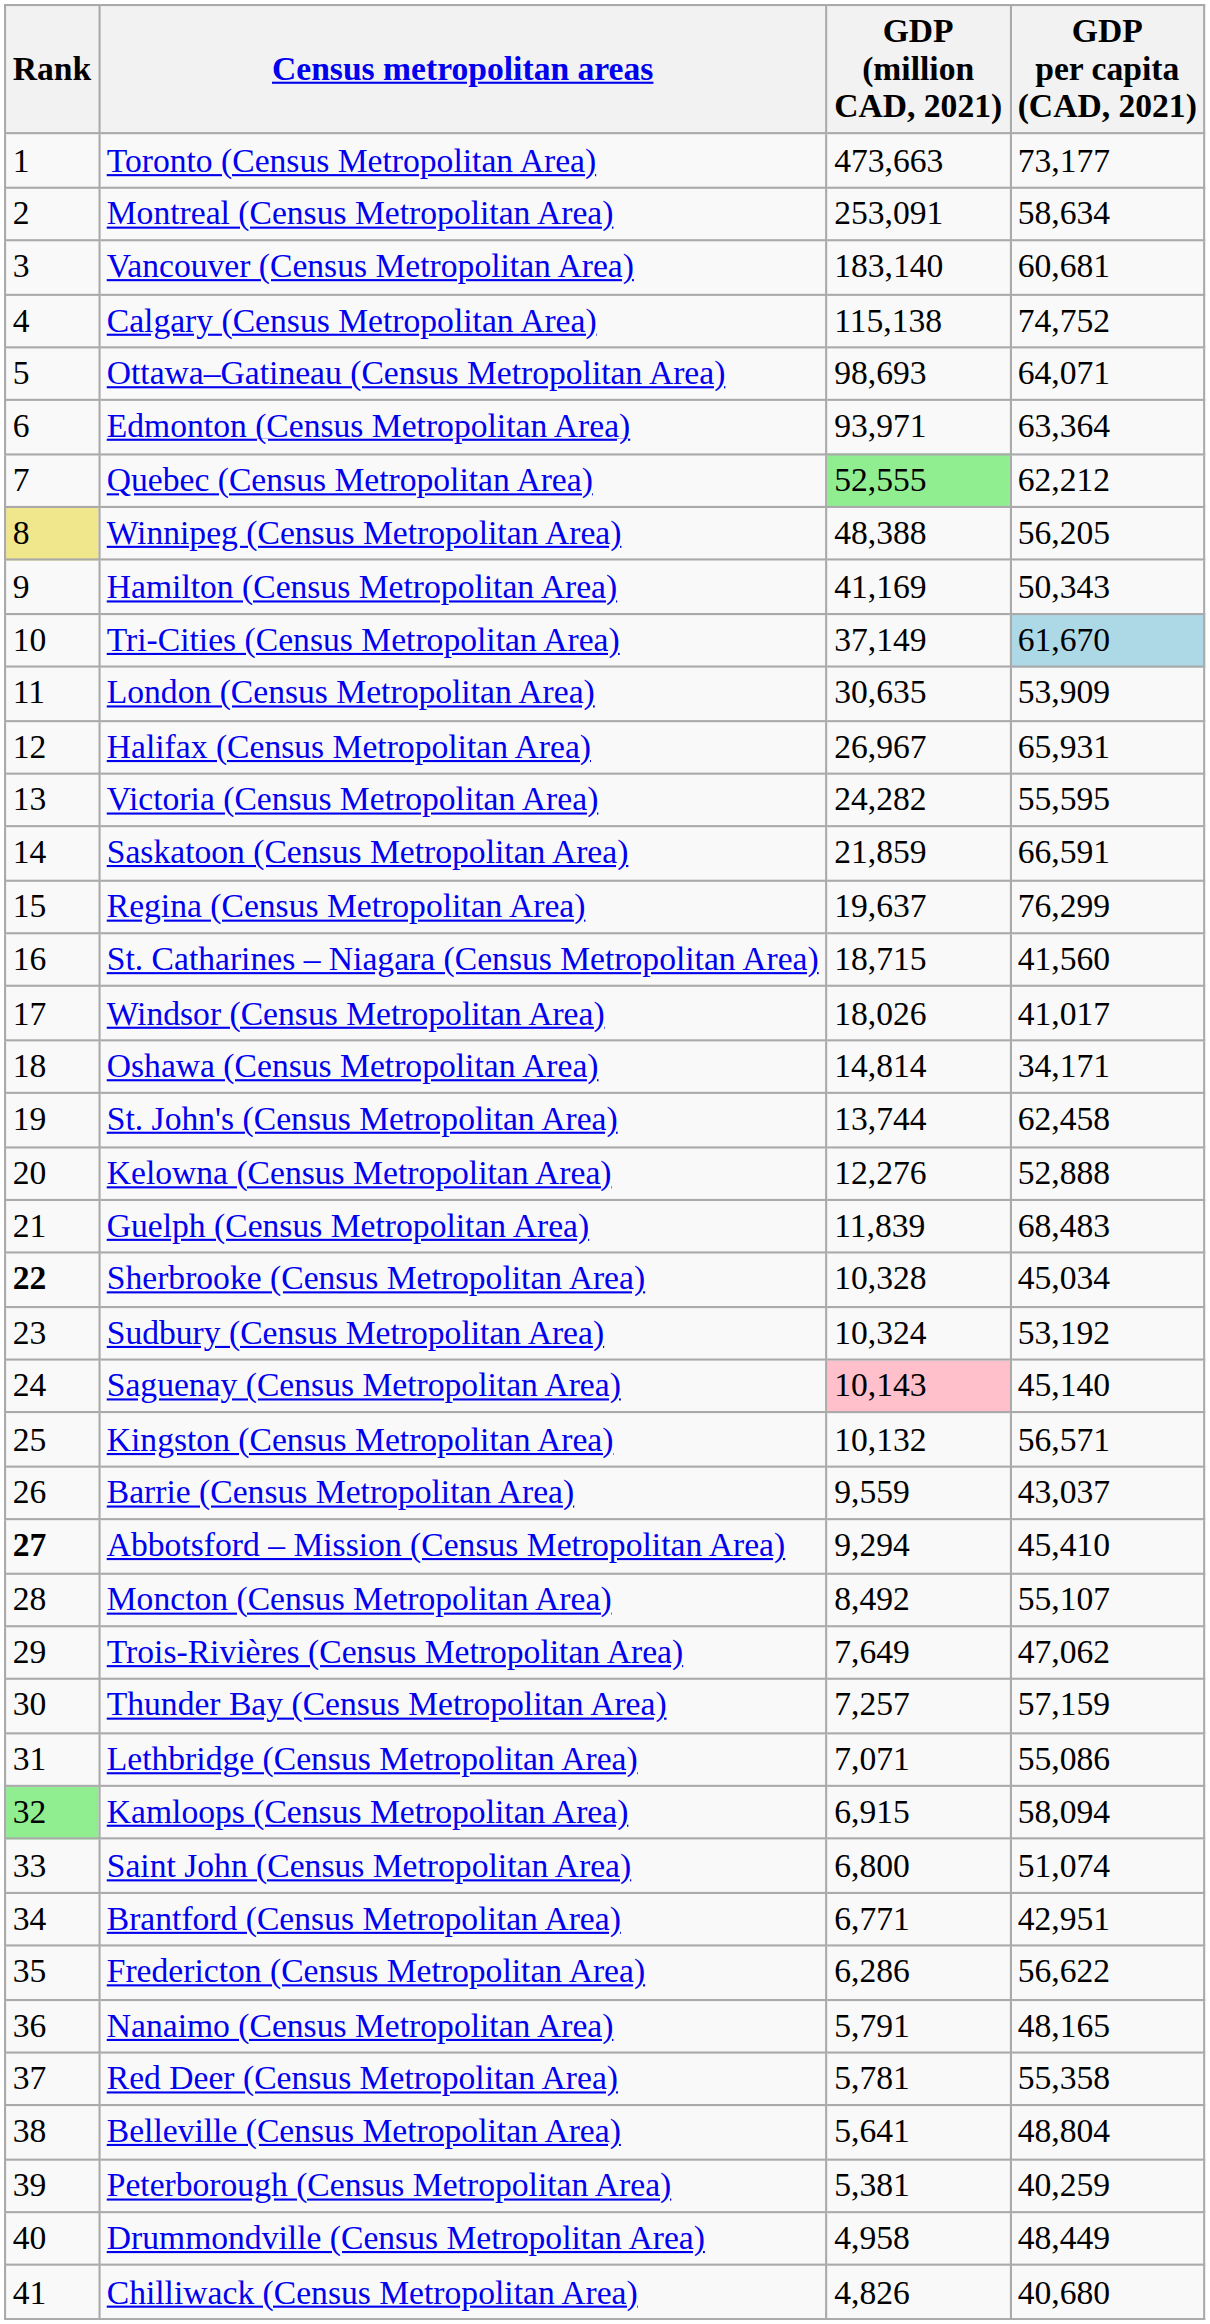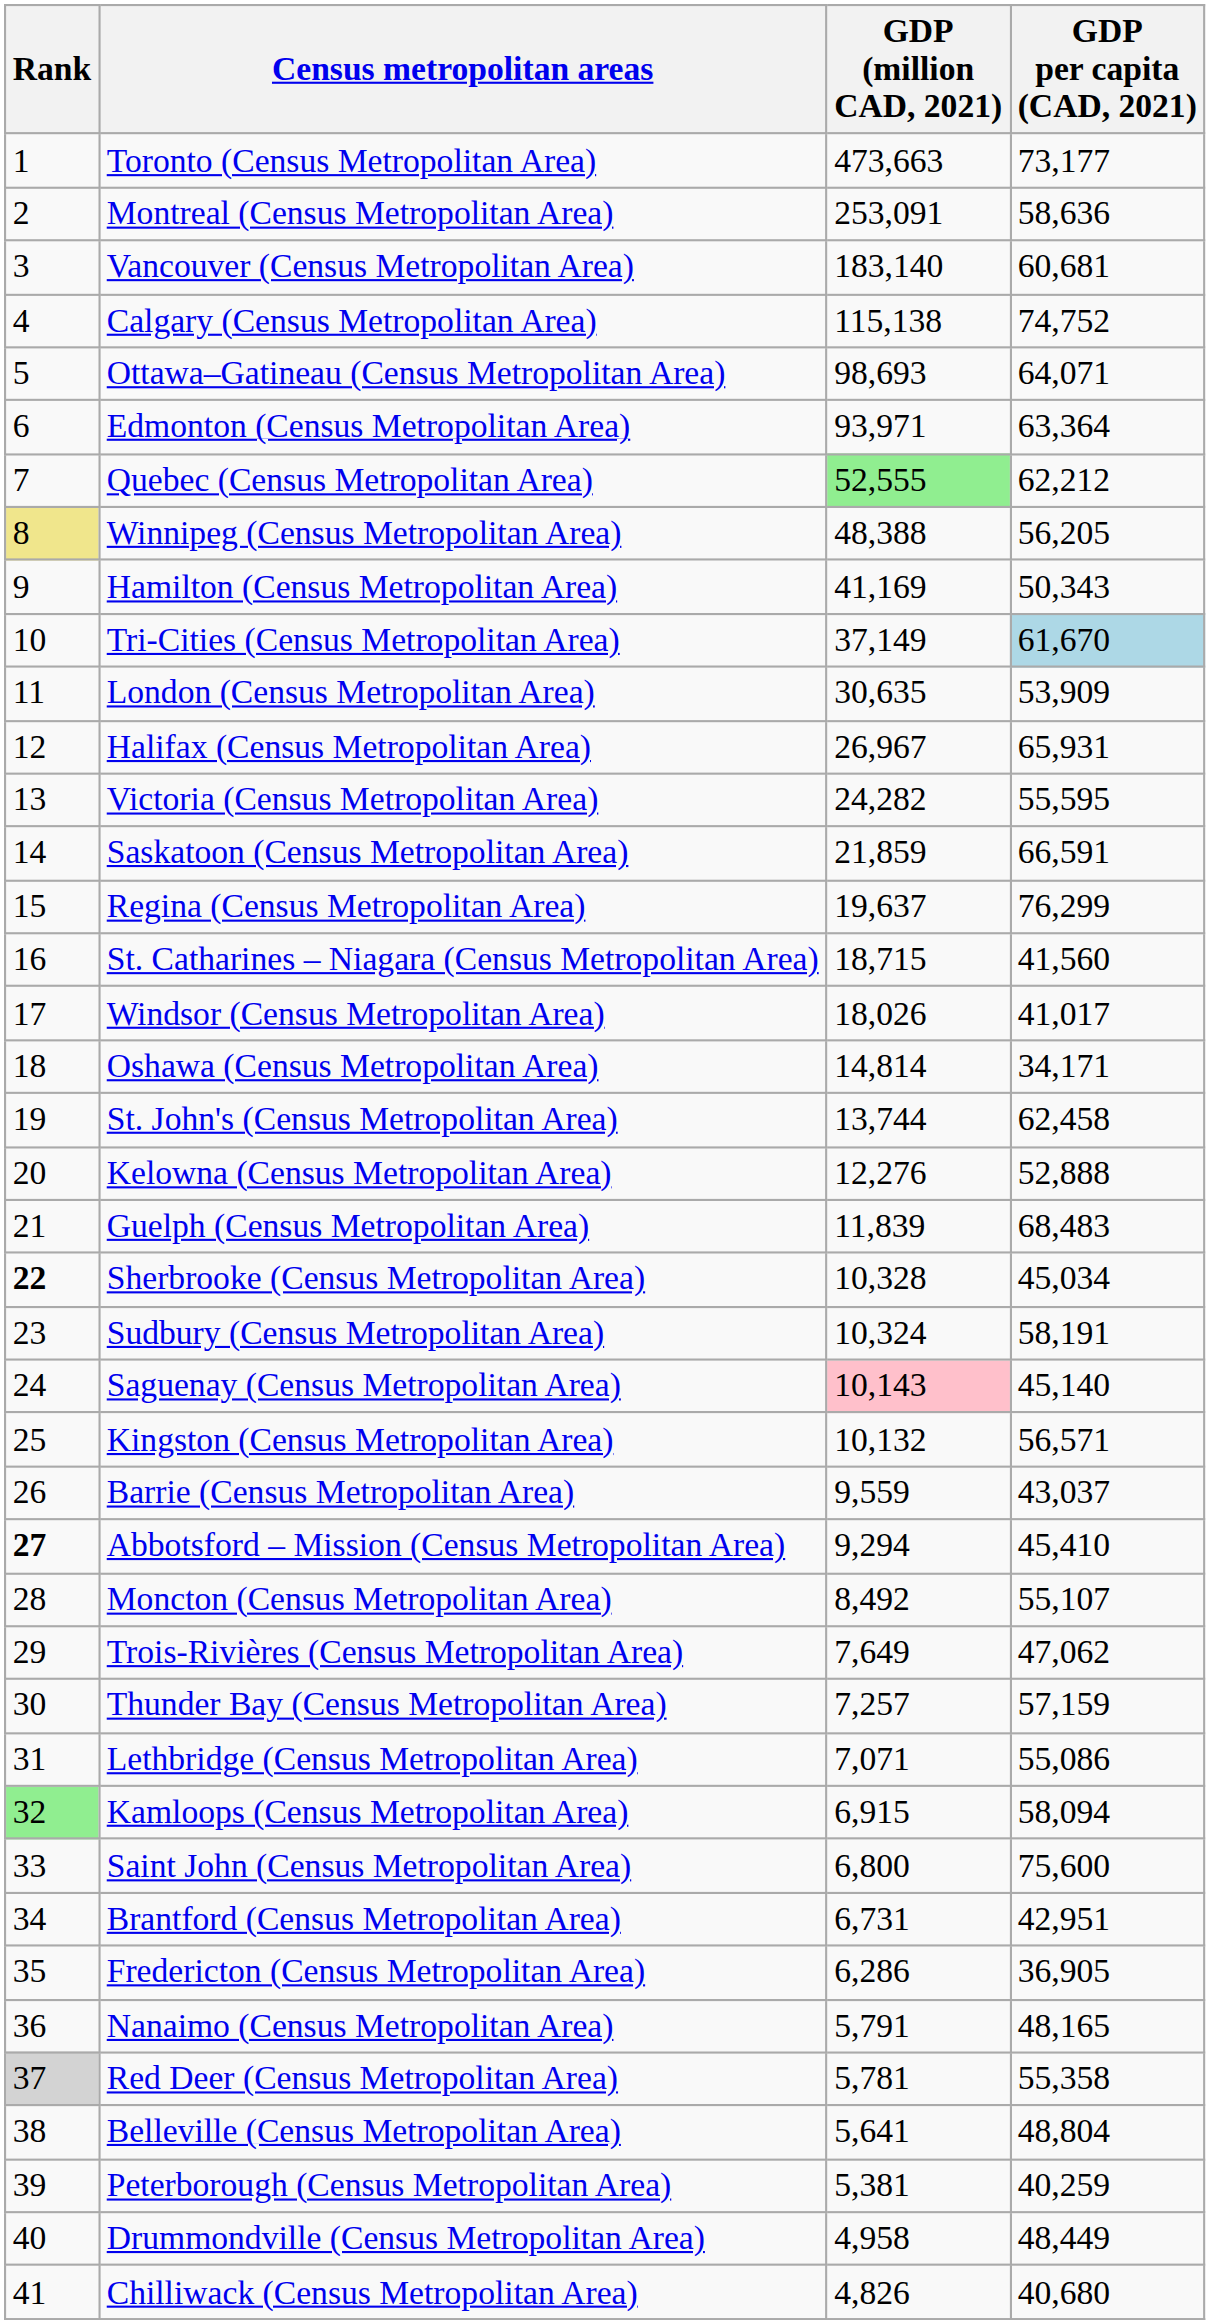(1064, 213) 58,634 -> (1064, 213) 58,636
(1064, 1332) 53,192 -> (1064, 1332) 58,191
(1064, 1865) 51,074 -> (1064, 1865) 75,600
(872, 1918) 6,771 -> (872, 1918) 6,731
(1064, 1971) 56,622 -> (1064, 1971) 36,905
(30, 2078) no background -> (30, 2078) lightgrey background
